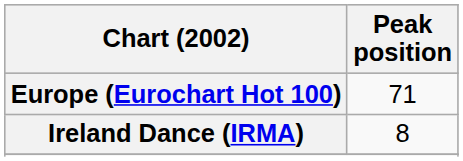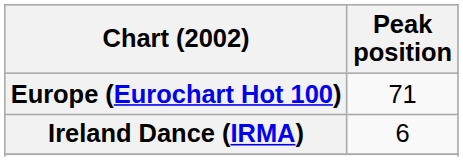(403, 133) 8 -> (403, 133) 6
